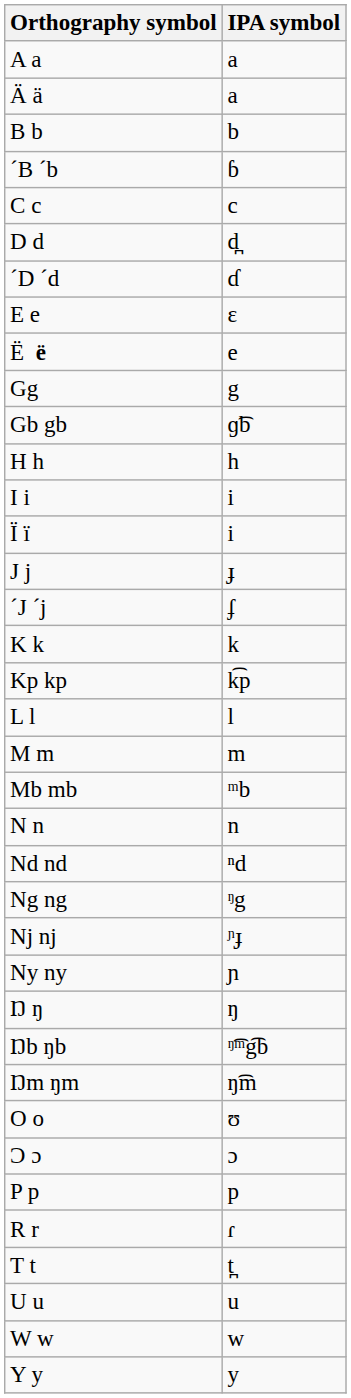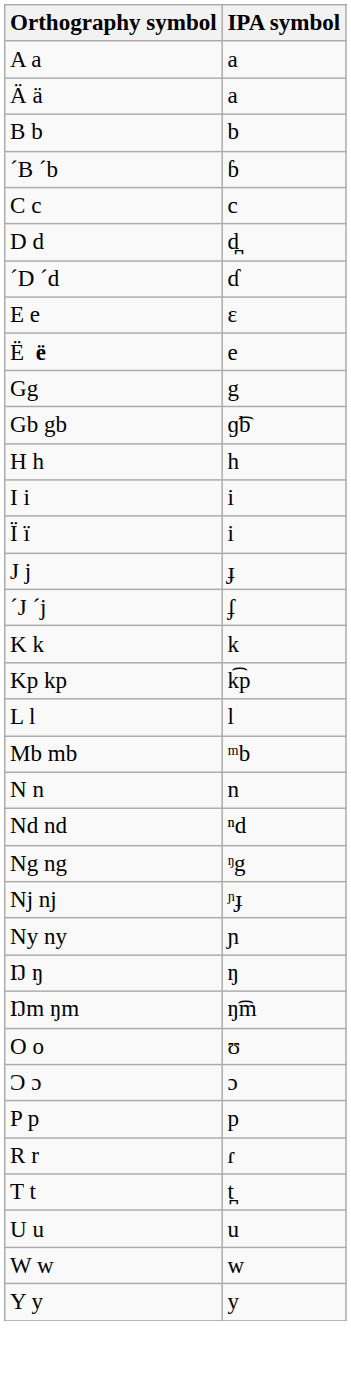- row: (32, 753)
- row: (38, 1045)
